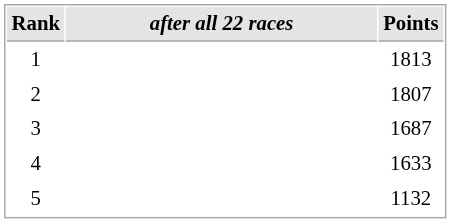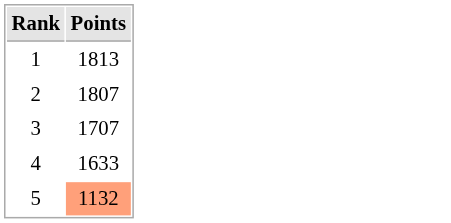- column: (222, 23)
(411, 129) 1687 -> (98, 129) 1707
(411, 198) no background -> (98, 198) lightsalmon background
